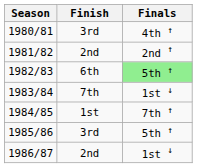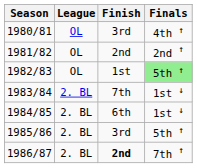+ column: (76, 13)
(90, 72) 6th -> (121, 72) 1st
(90, 112) 1st -> (121, 112) 6th
(157, 112) 7th ↑ -> (168, 112) 1st ↓
(90, 152) normal -> (121, 152) bold
(157, 152) 1st ↓ -> (168, 152) 7th ↑
